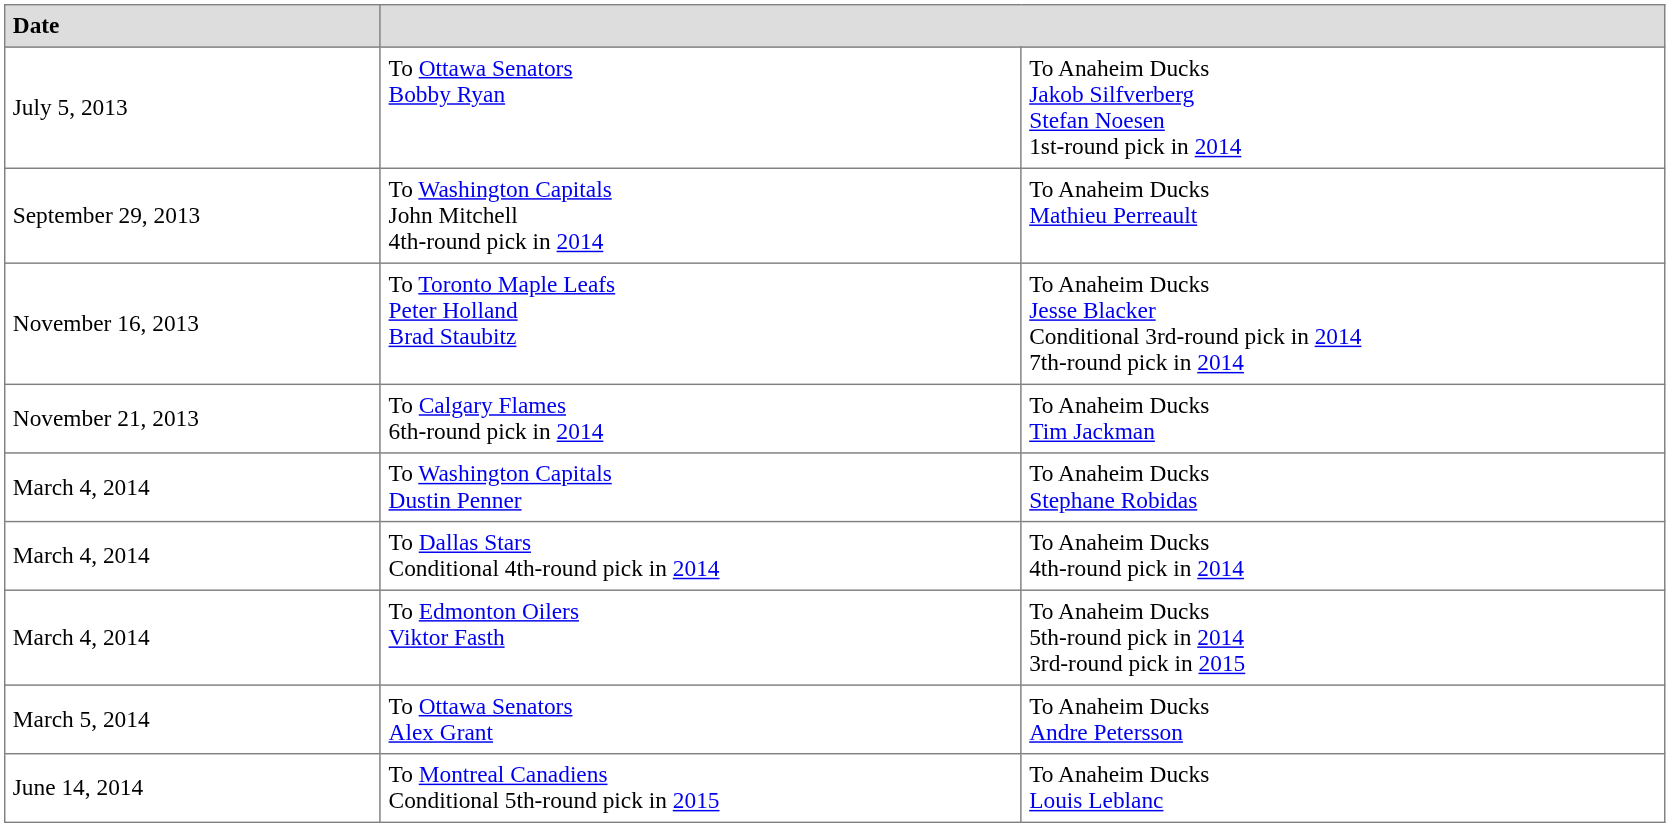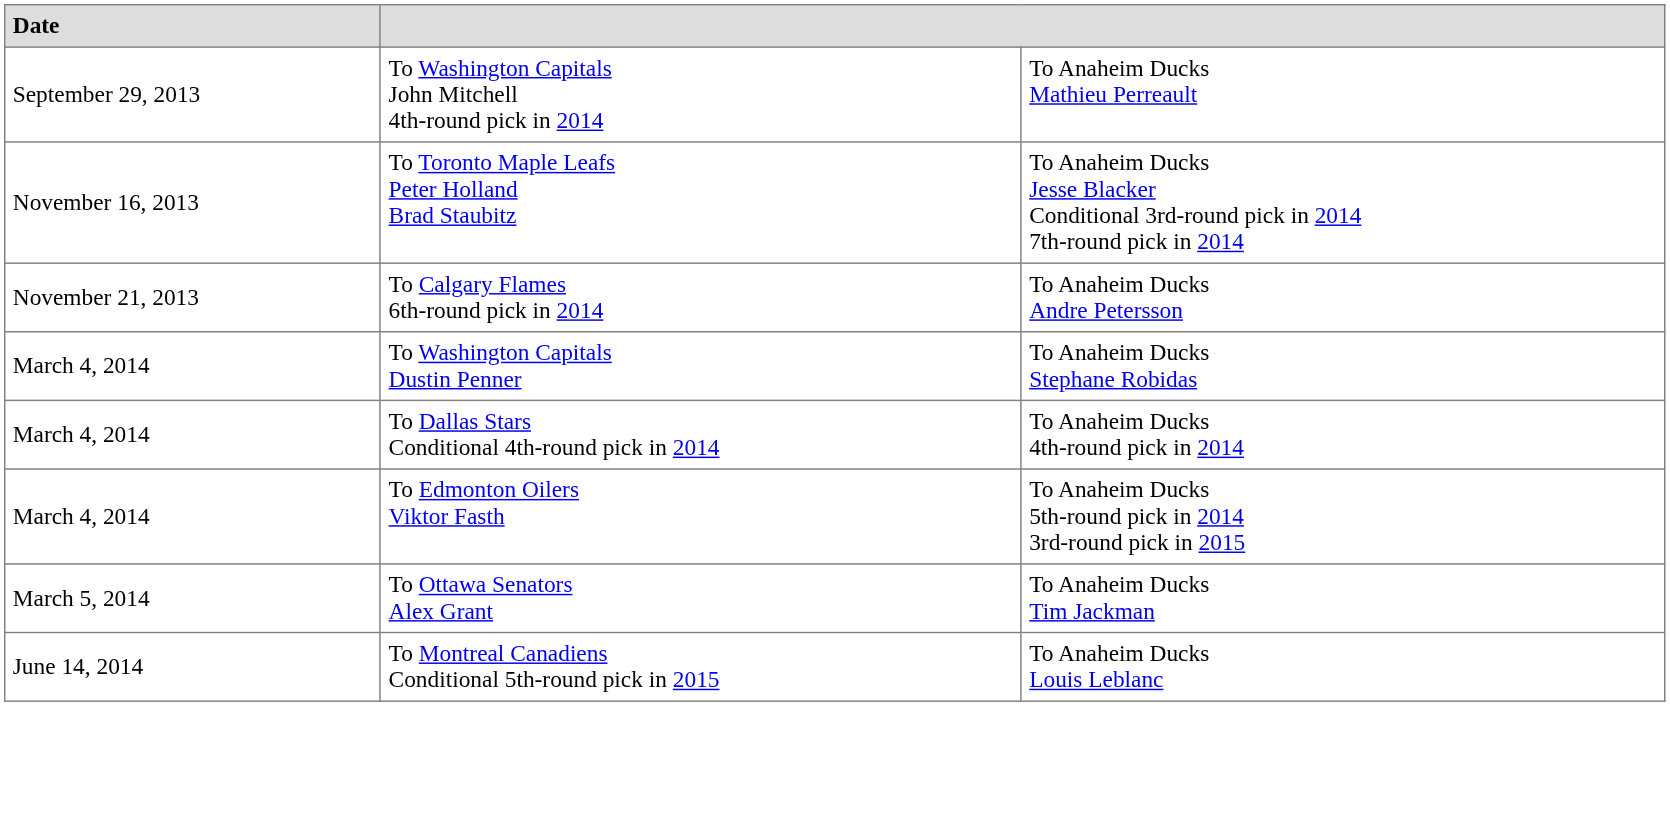- row: (481, 81)
(1119, 418) To Anaheim Ducks Tim Jackman -> (1119, 297) To Anaheim Ducks Andre Petersson
(1119, 719) To Anaheim Ducks Andre Petersson -> (1119, 597) To Anaheim Ducks Tim Jackman
